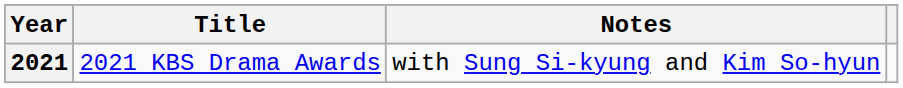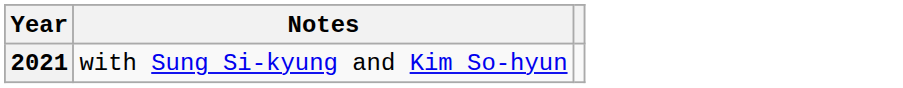- column: (230, 24)
